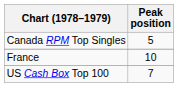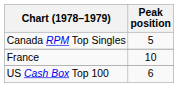(151, 73) 7 -> (151, 73) 6
